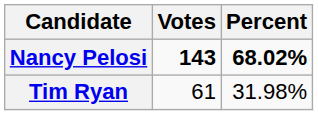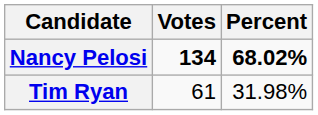(197, 57) 143 -> (197, 57) 134
